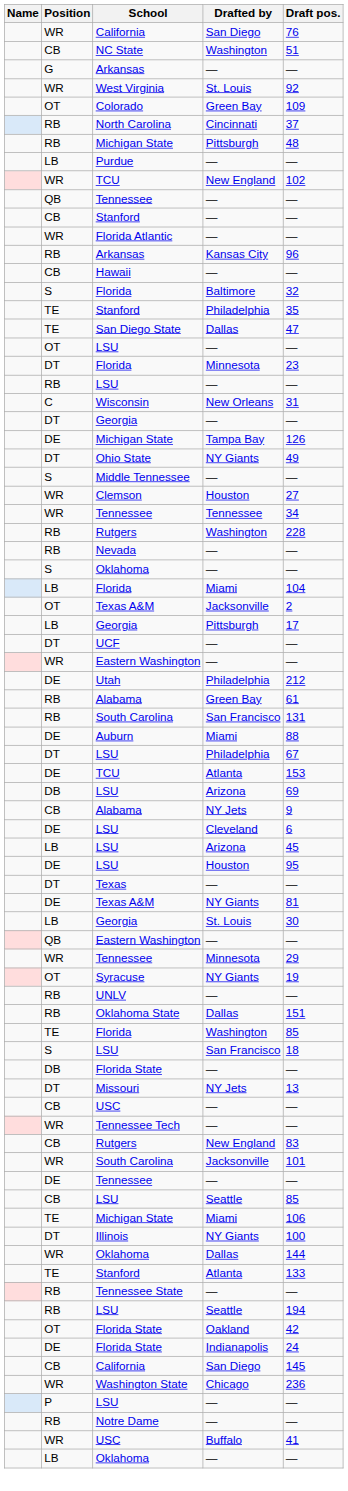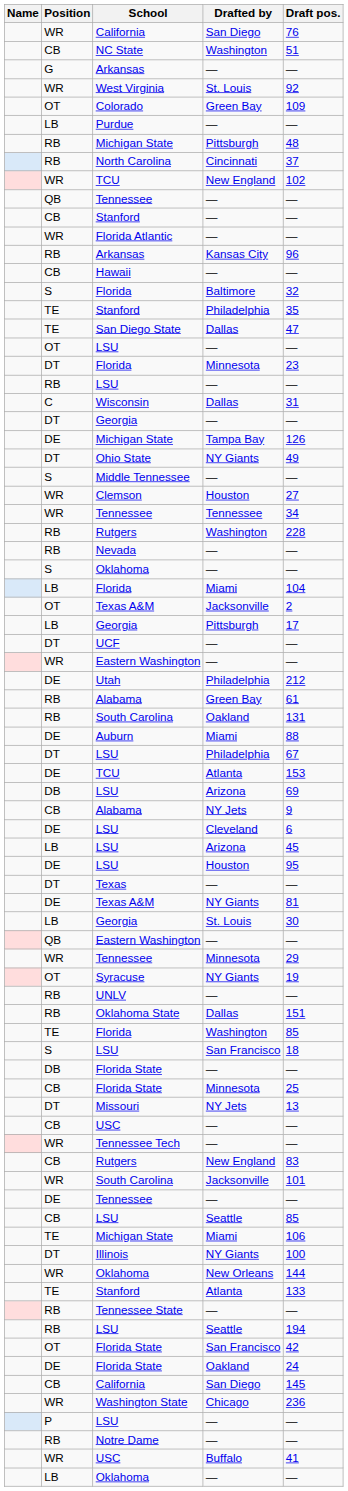rows swapped: (51, 161) <-> (52, 124)
(240, 402) New Orleans -> (222, 402) Dallas
(243, 717) San Francisco -> (228, 717) Oakland
+ row: (52, 1088)
(222, 1254) Dallas -> (240, 1273) New Orleans
(228, 1328) Oakland -> (243, 1347) San Francisco
(237, 1347) Indianapolis -> (228, 1365) Oakland
